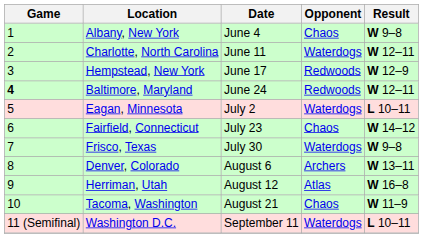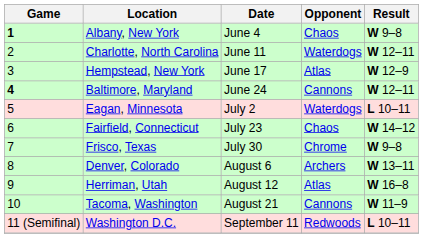(10, 33) normal -> (10, 33) bold
(332, 71) Redwoods -> (317, 71) Atlas
(332, 90) Redwoods -> (328, 90) Cannons
(333, 147) Waterdogs -> (325, 147) Chrome
(321, 204) Chaos -> (328, 204) Cannons
(333, 223) Waterdogs -> (332, 223) Redwoods
